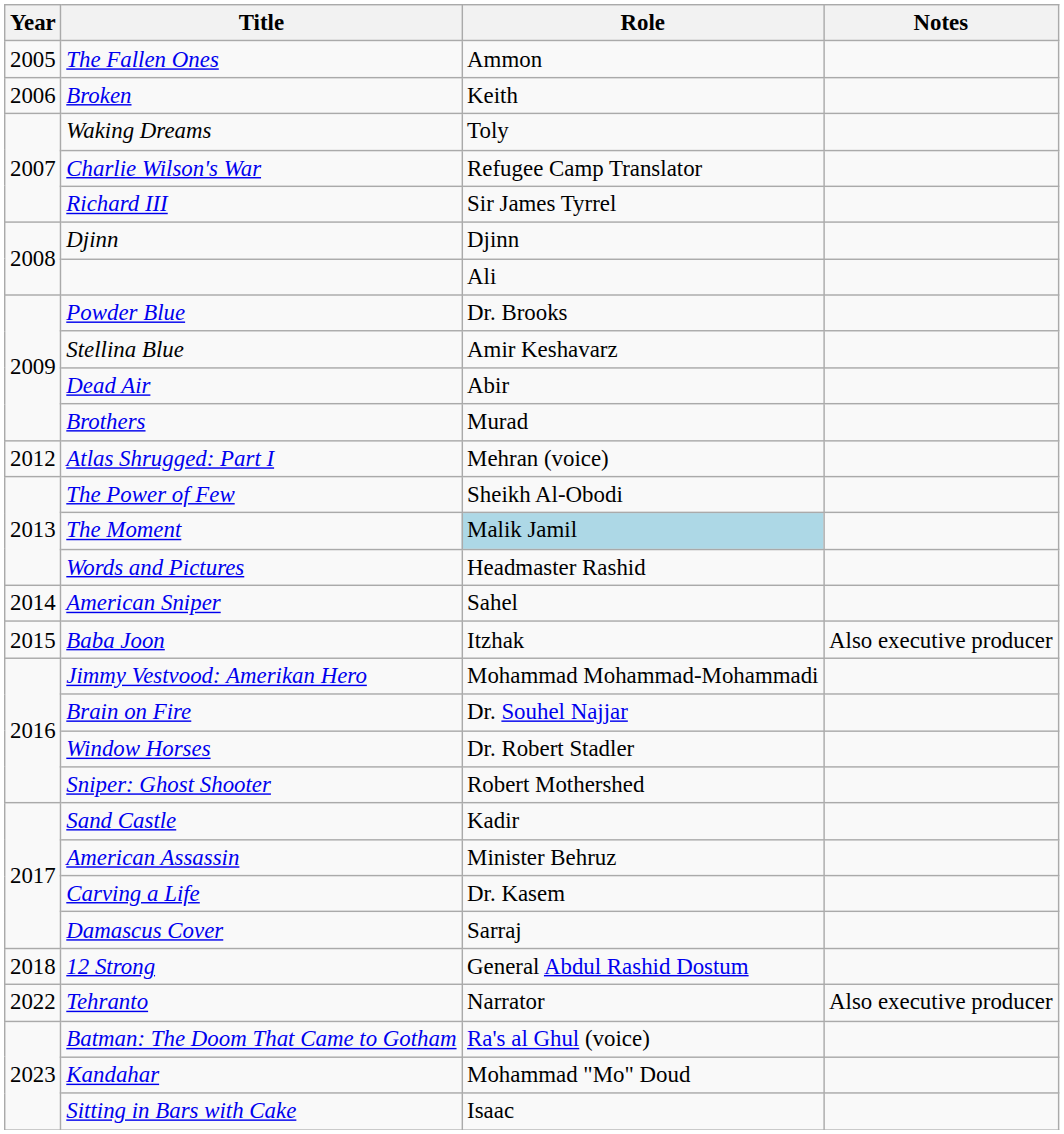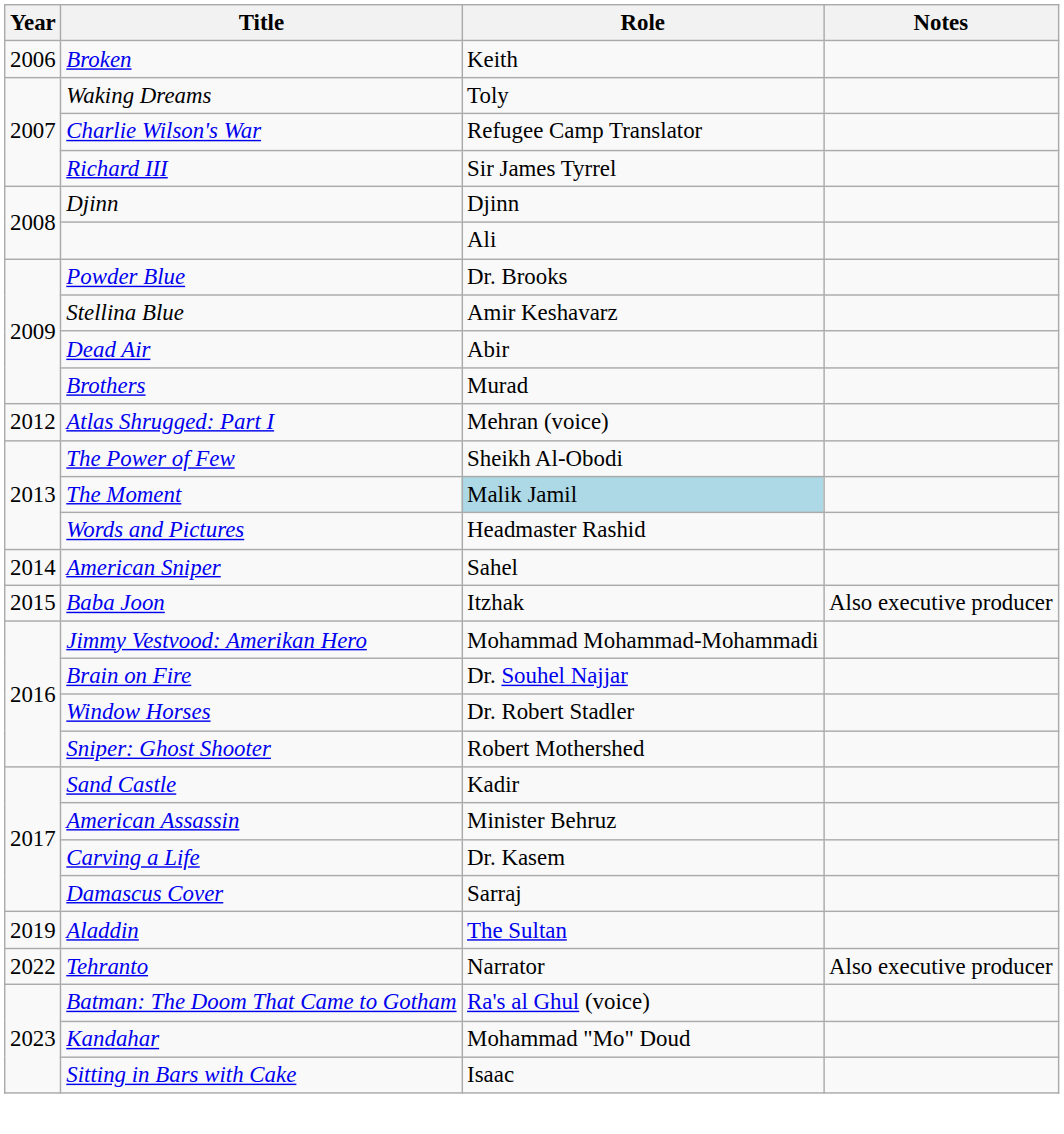- row: (143, 58)
- row: (111, 966)
+ row: (103, 929)
